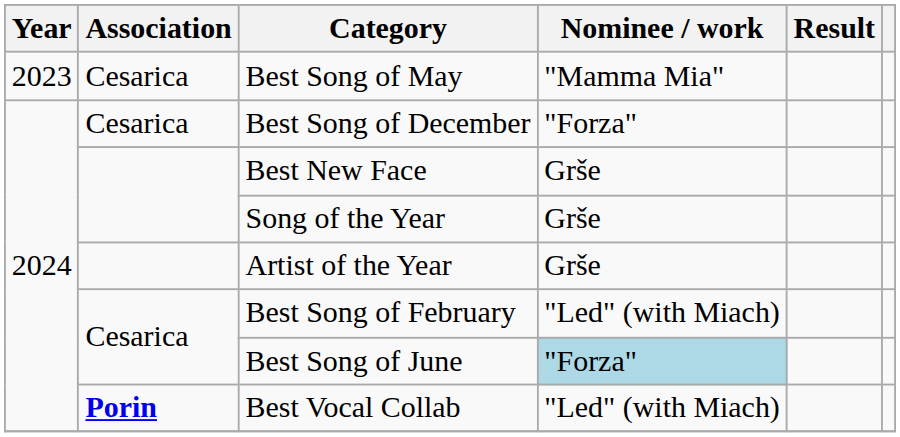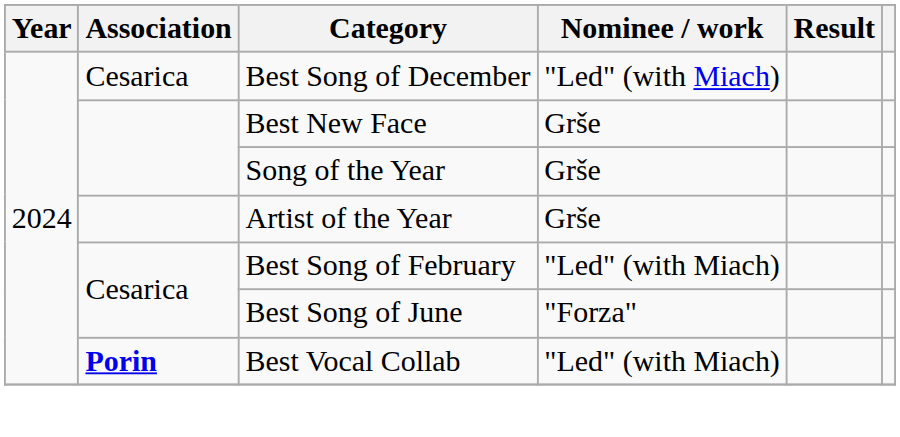- row: (354, 75)
(591, 123) "Forza" -> (662, 75) "Led" (with Miach)
(591, 360) lightblue background -> (591, 312) no background
